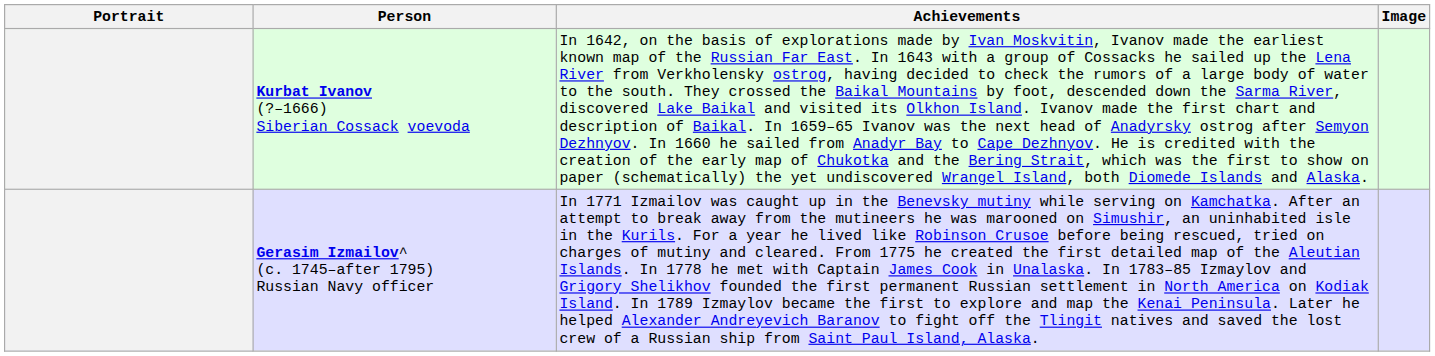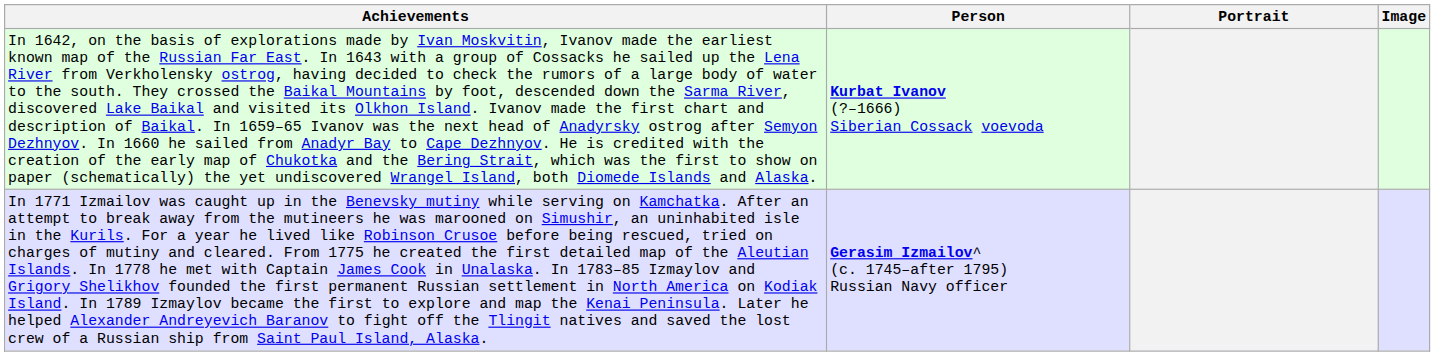columns swapped: (129, 17) <-> (967, 17)
